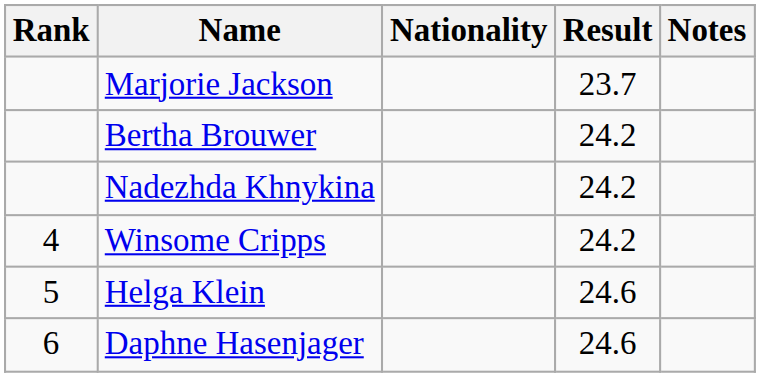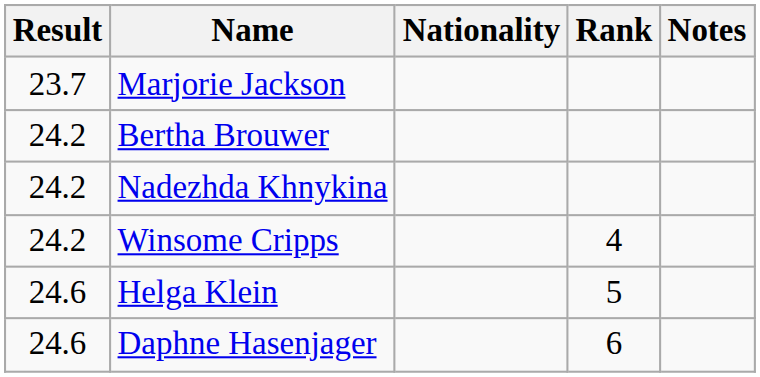columns swapped: (51, 30) <-> (608, 30)
